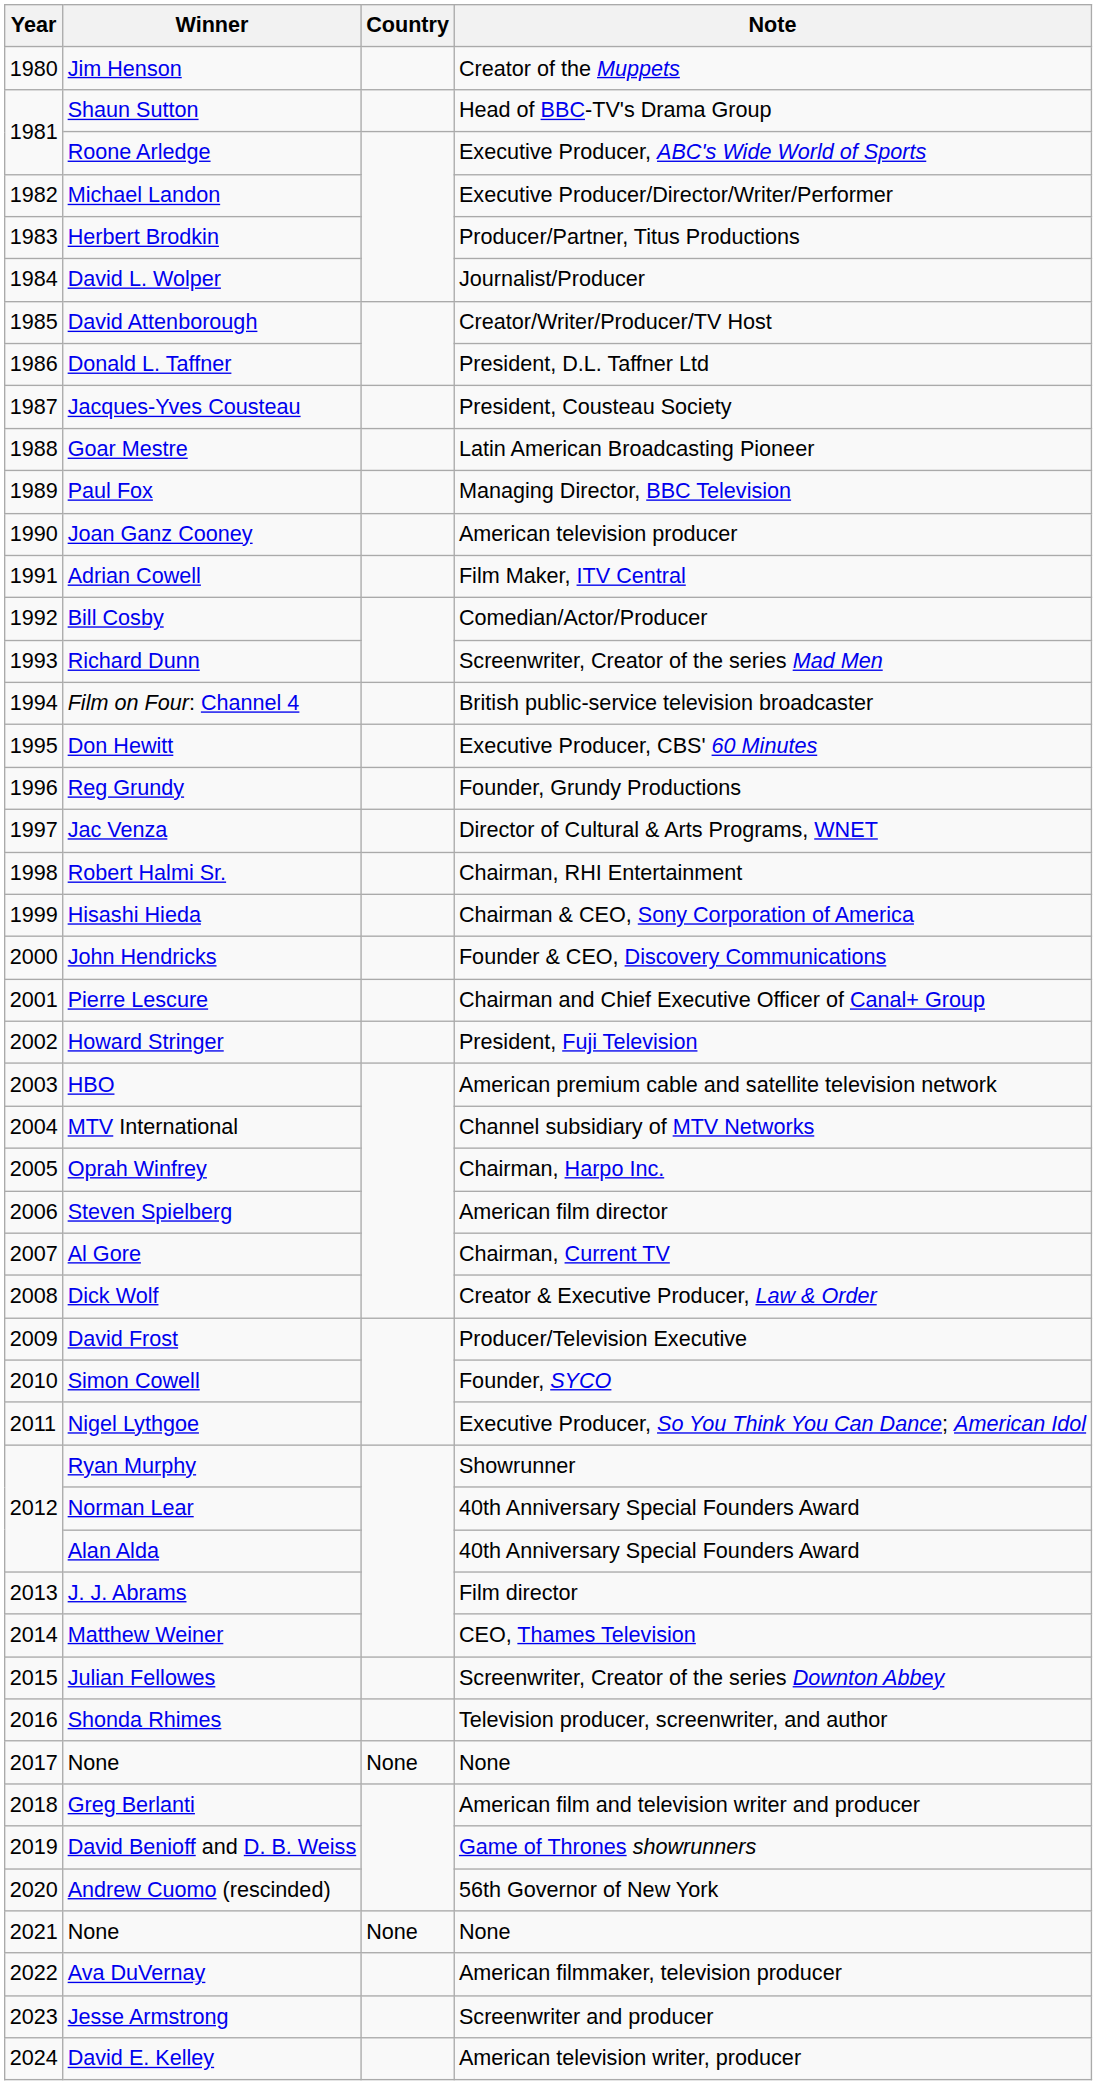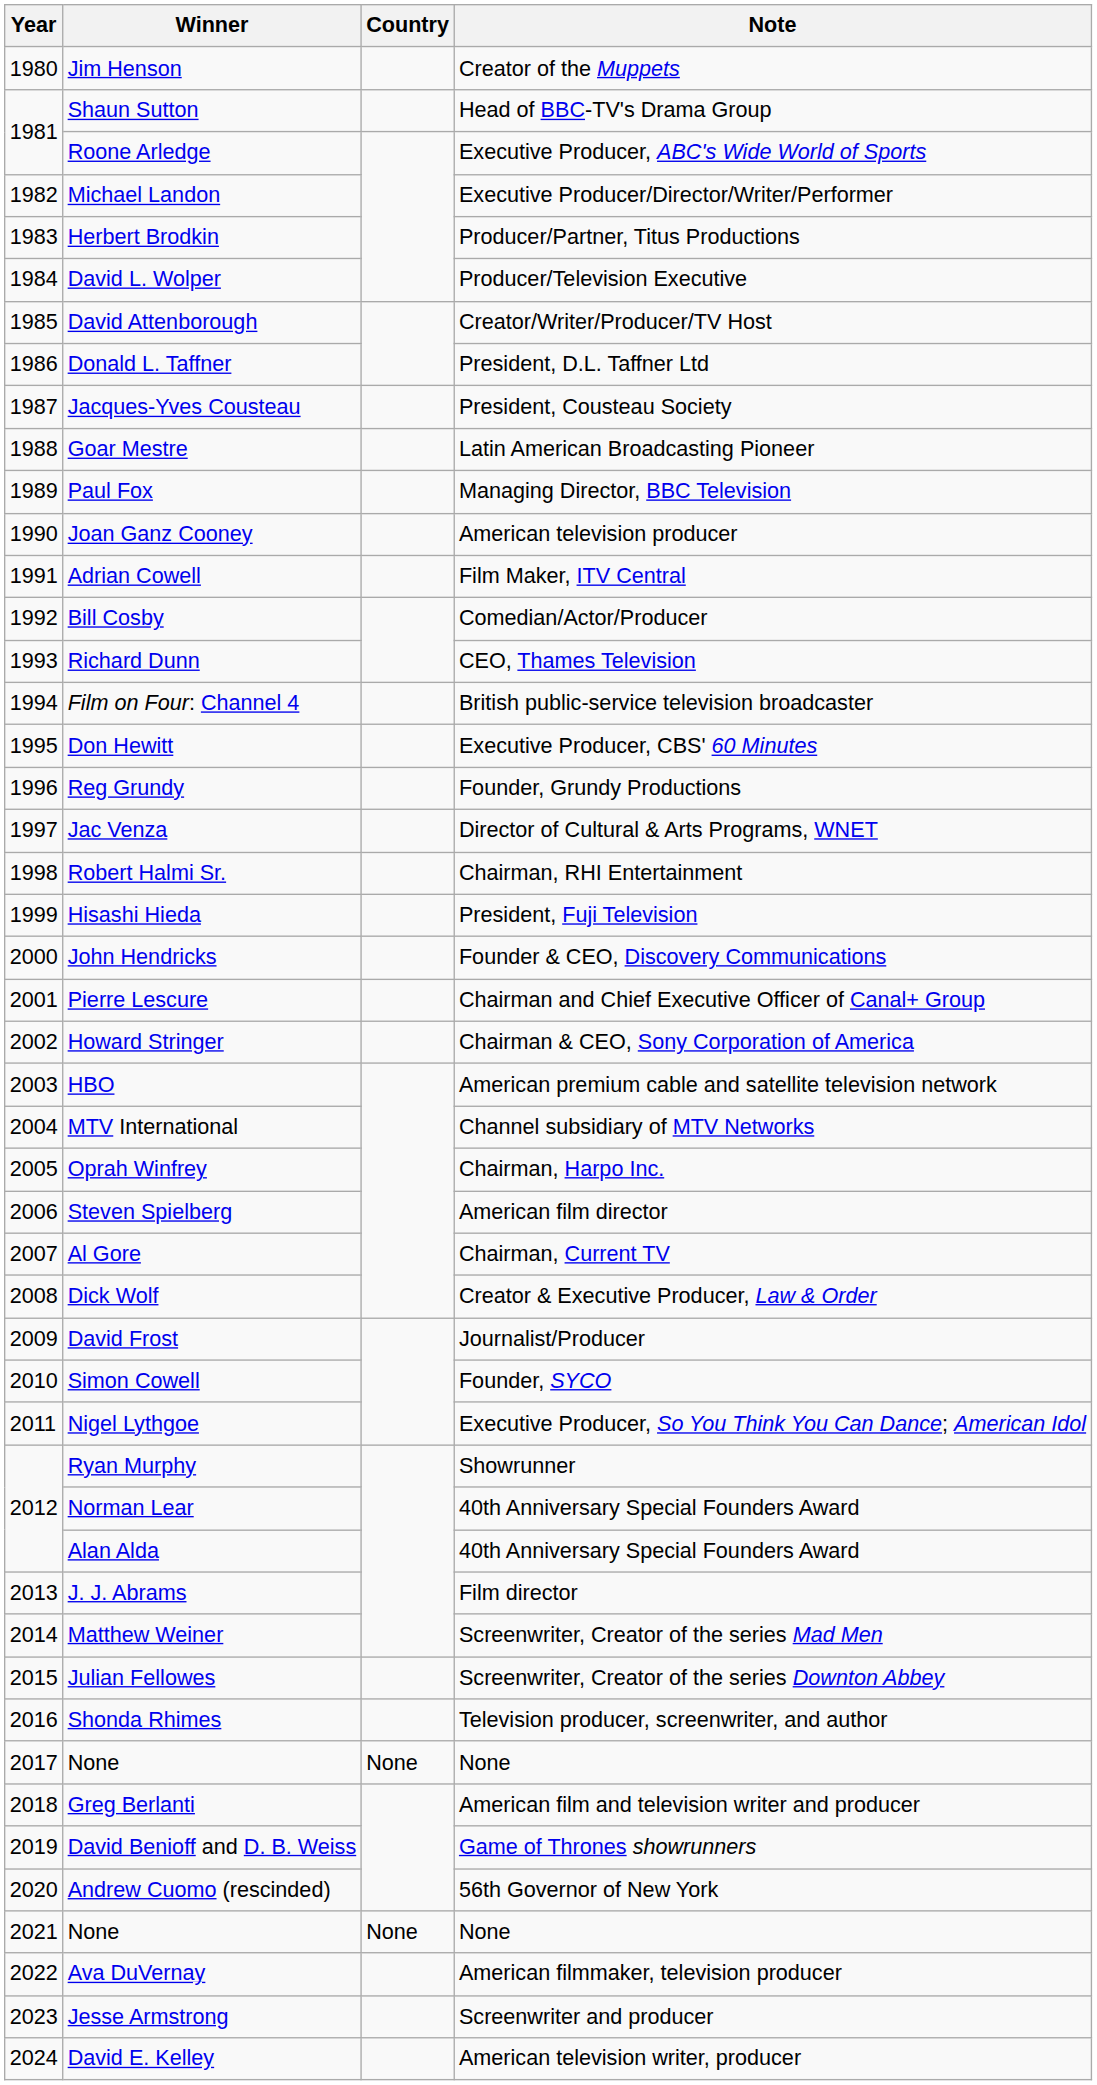(552, 279) Journalist/Producer -> (603, 279) Producer/Television Executive
(671, 661) Screenwriter, Creator of the series Mad Men -> (577, 661) CEO, Thames Television
(686, 915) Chairman & CEO, Sony Corporation of America -> (578, 915) President, Fuji Television
(578, 1042) President, Fuji Television -> (686, 1042) Chairman & CEO, Sony Corporation of America
(603, 1338) Producer/Television Executive -> (552, 1338) Journalist/Producer
(577, 1635) CEO, Thames Television -> (671, 1635) Screenwriter, Creator of the series Mad Men
